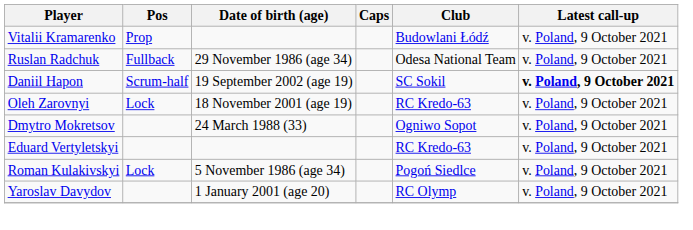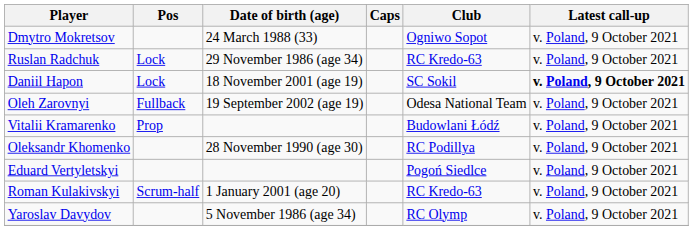rows swapped: (62, 37) <-> (61, 125)
(150, 59) Fullback -> (151, 59) Lock
(456, 59) Odesa National Team -> (444, 59) RC Kredo-63
(157, 81) Scrum-half -> (151, 81) Lock
(274, 81) 19 September 2002 (age 19) -> (284, 81) 18 November 2001 (age 19)
(140, 103) Lock -> (161, 103) Fullback
(273, 103) 18 November 2001 (age 19) -> (285, 103) 19 September 2002 (age 19)
(433, 103) RC Kredo-63 -> (466, 103) Odesa National Team
+ row: (69, 147)
(433, 147) RC Kredo-63 -> (446, 170) Pogoń Siedlce
(140, 170) Lock -> (168, 192) Scrum-half
(270, 170) 5 November 1986 (age 34) -> (273, 192) 1 January 2001 (age 20)
(436, 170) Pogoń Siedlce -> (444, 192) RC Kredo-63
(262, 192) 1 January 2001 (age 20) -> (281, 214) 5 November 1986 (age 34)
